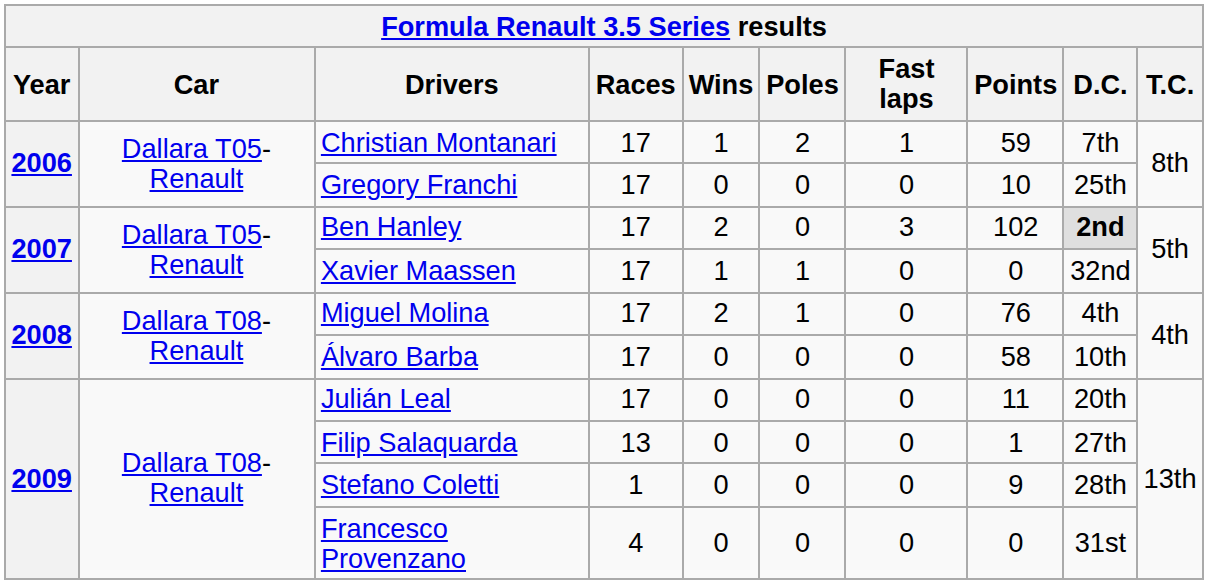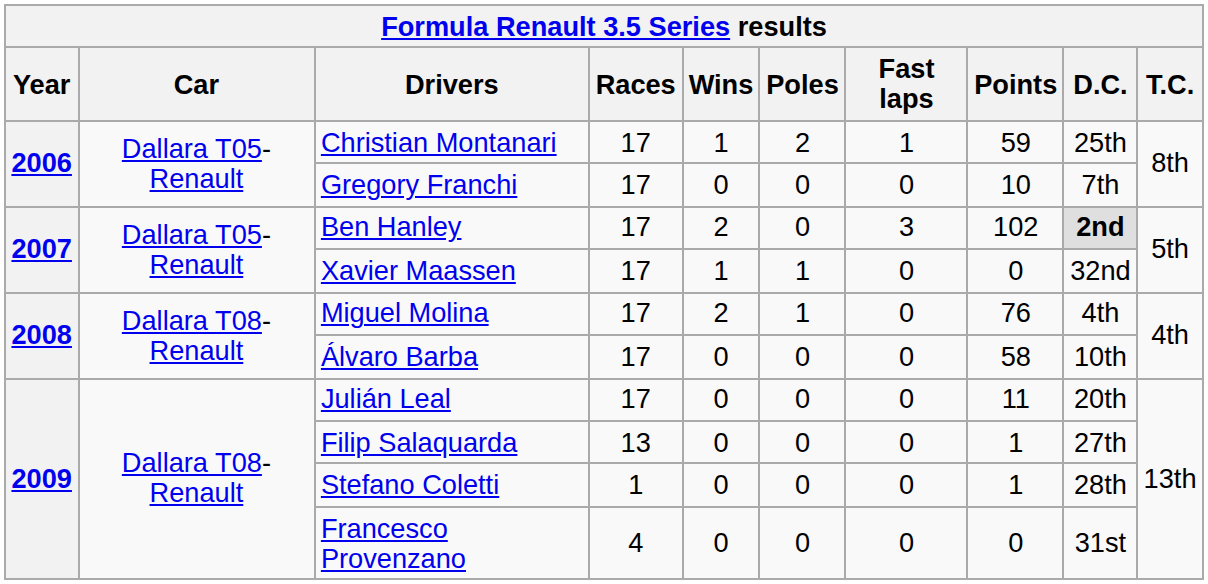(1100, 142) 7th -> (1100, 142) 25th
(1100, 185) 25th -> (1100, 185) 7th
(1016, 485) 9 -> (1016, 485) 1
